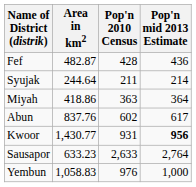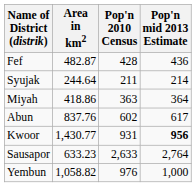(76, 172) 1,058.83 -> (76, 172) 1,058.82
